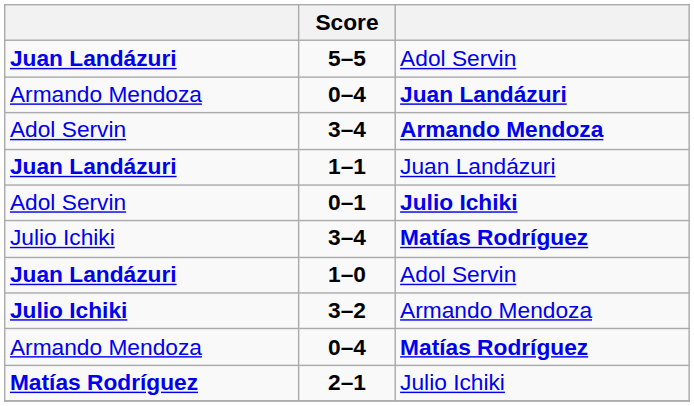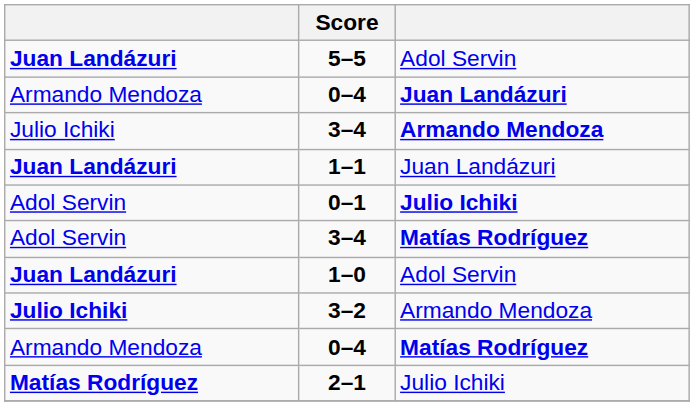(68, 130) Adol Servin -> (62, 130) Julio Ichiki
(62, 238) Julio Ichiki -> (68, 238) Adol Servin
